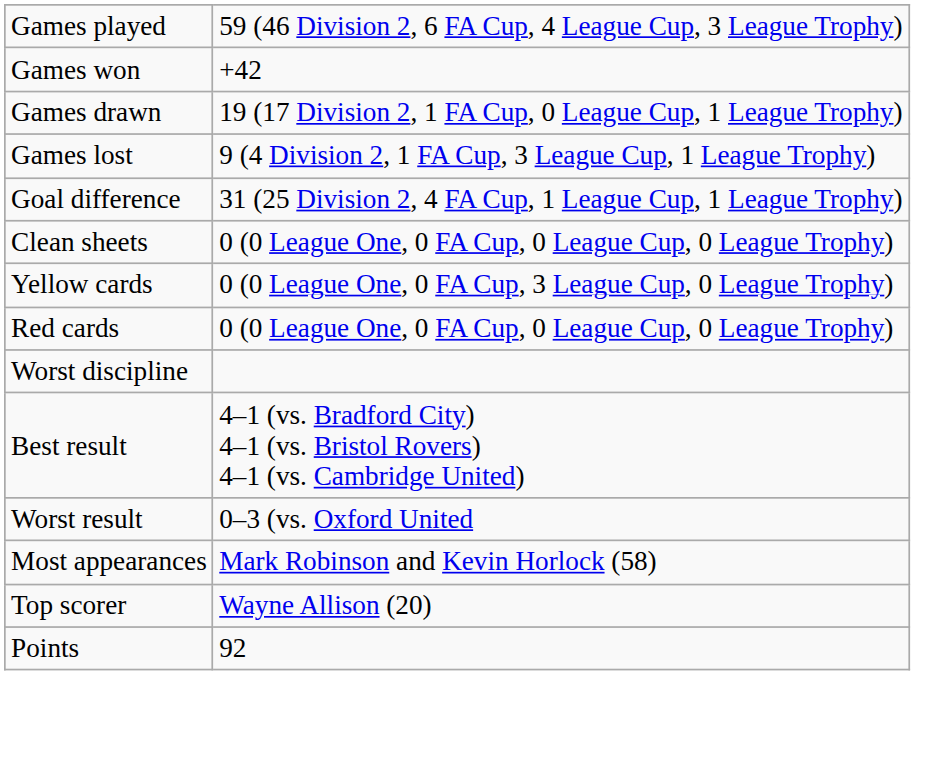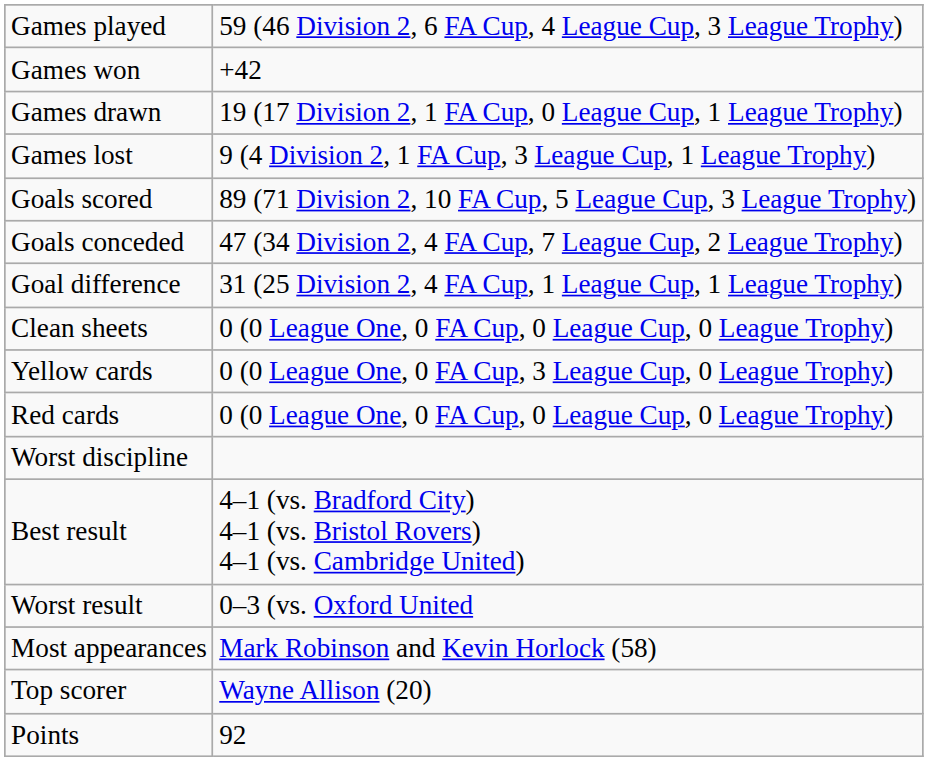+ row: (82, 198)
+ row: (98, 241)
